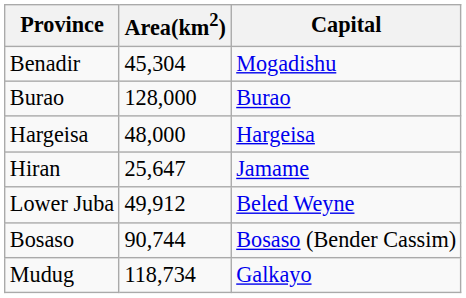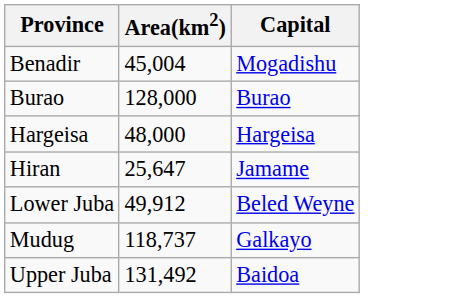(155, 63) 45,304 -> (155, 63) 45,004
- row: (42, 239)
(160, 275) 118,734 -> (160, 239) 118,737
+ row: (61, 275)
